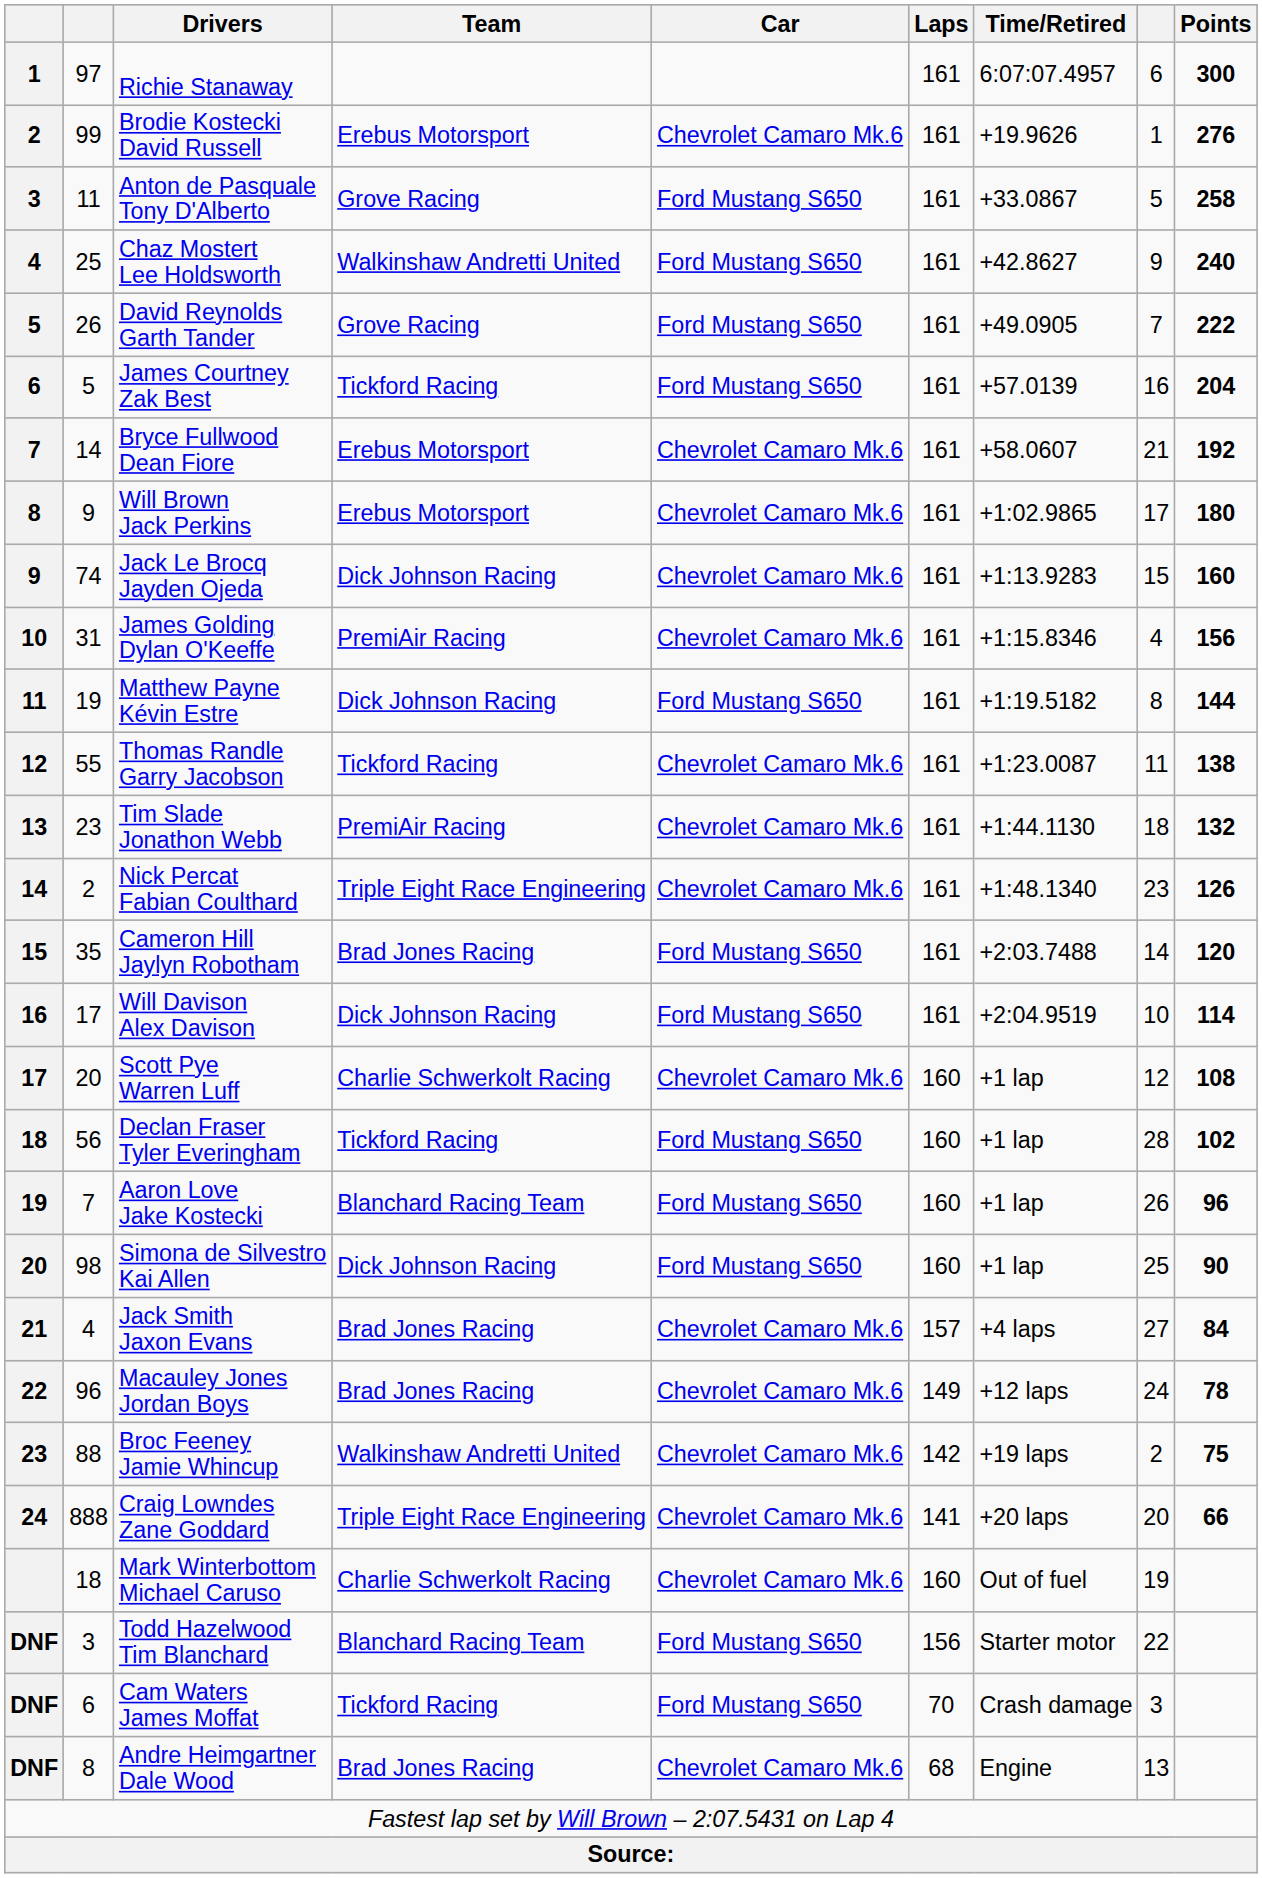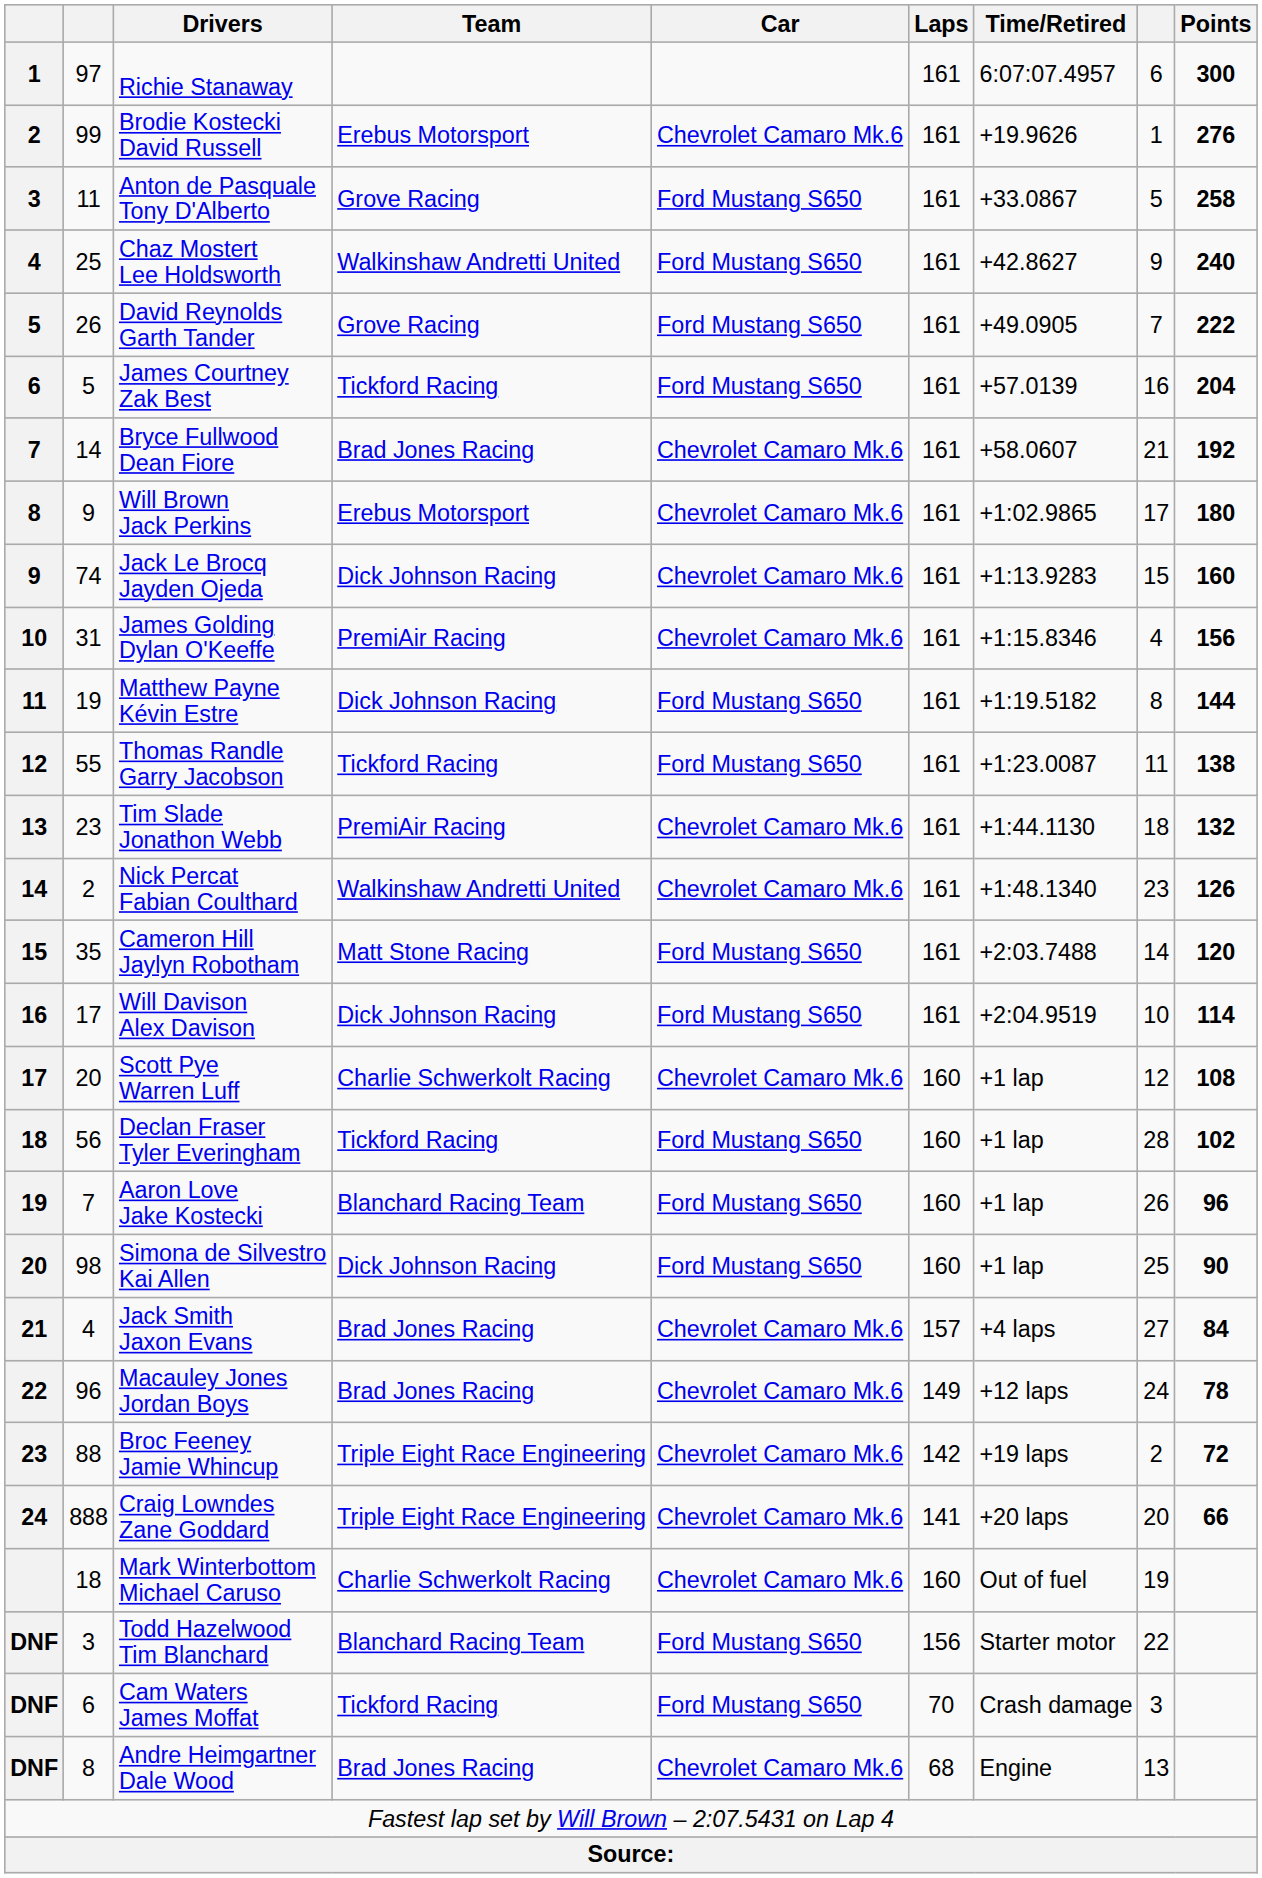(433, 450) Erebus Motorsport -> (436, 450) Brad Jones Racing
(780, 764) Chevrolet Camaro Mk.6 -> (759, 764) Ford Mustang S650
(492, 890) Triple Eight Race Engineering -> (479, 890) Walkinshaw Andretti United
(436, 952) Brad Jones Racing -> (433, 952) Matt Stone Racing
(479, 1454) Walkinshaw Andretti United -> (492, 1454) Triple Eight Race Engineering
(1216, 1454) 75 -> (1216, 1454) 72
